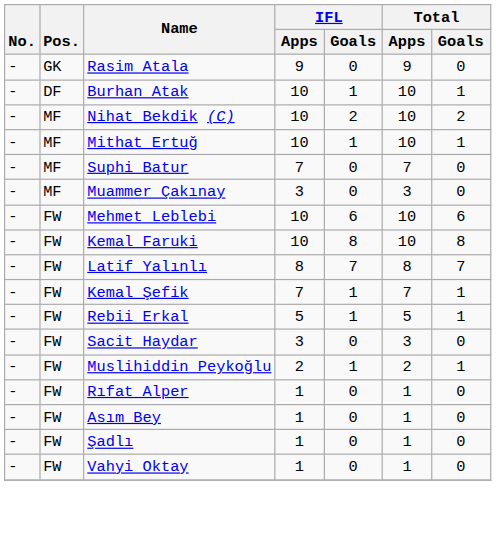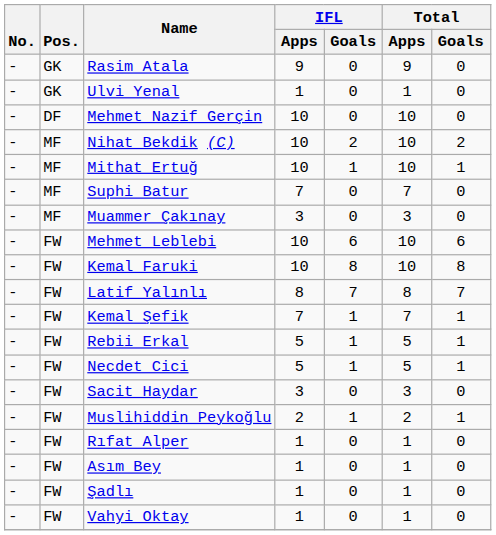+ row: (133, 92)
+ row: (175, 117)
- row: (138, 92)
+ row: (138, 367)
